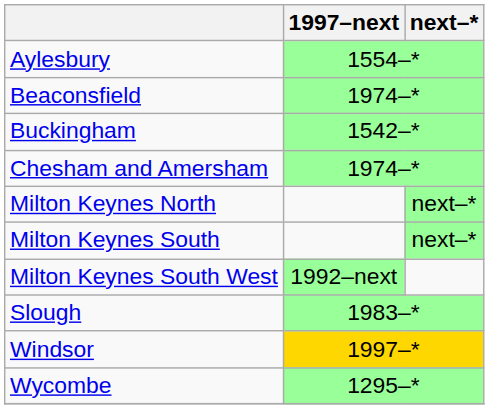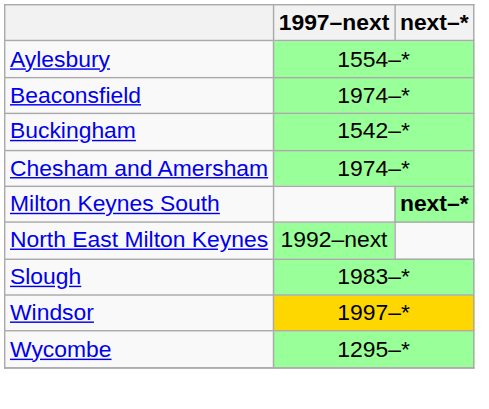- row: (113, 204)
(444, 240) normal -> (434, 204) bold
- row: (144, 276)
+ row: (139, 240)
